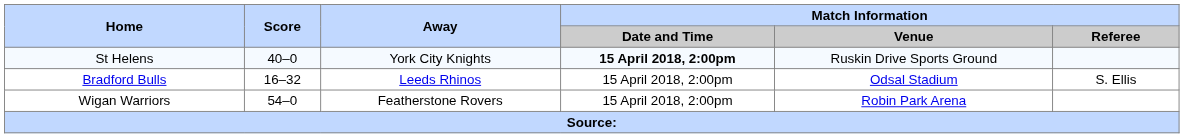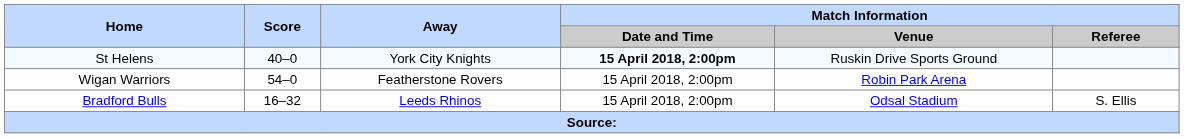rows swapped: (124, 79) <-> (124, 101)
